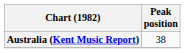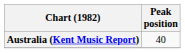(161, 39) 38 -> (161, 39) 40
